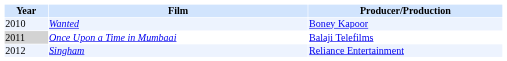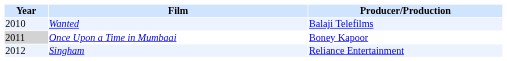(339, 24) Boney Kapoor -> (341, 24) Balaji Telefilms
(341, 37) Balaji Telefilms -> (339, 37) Boney Kapoor
